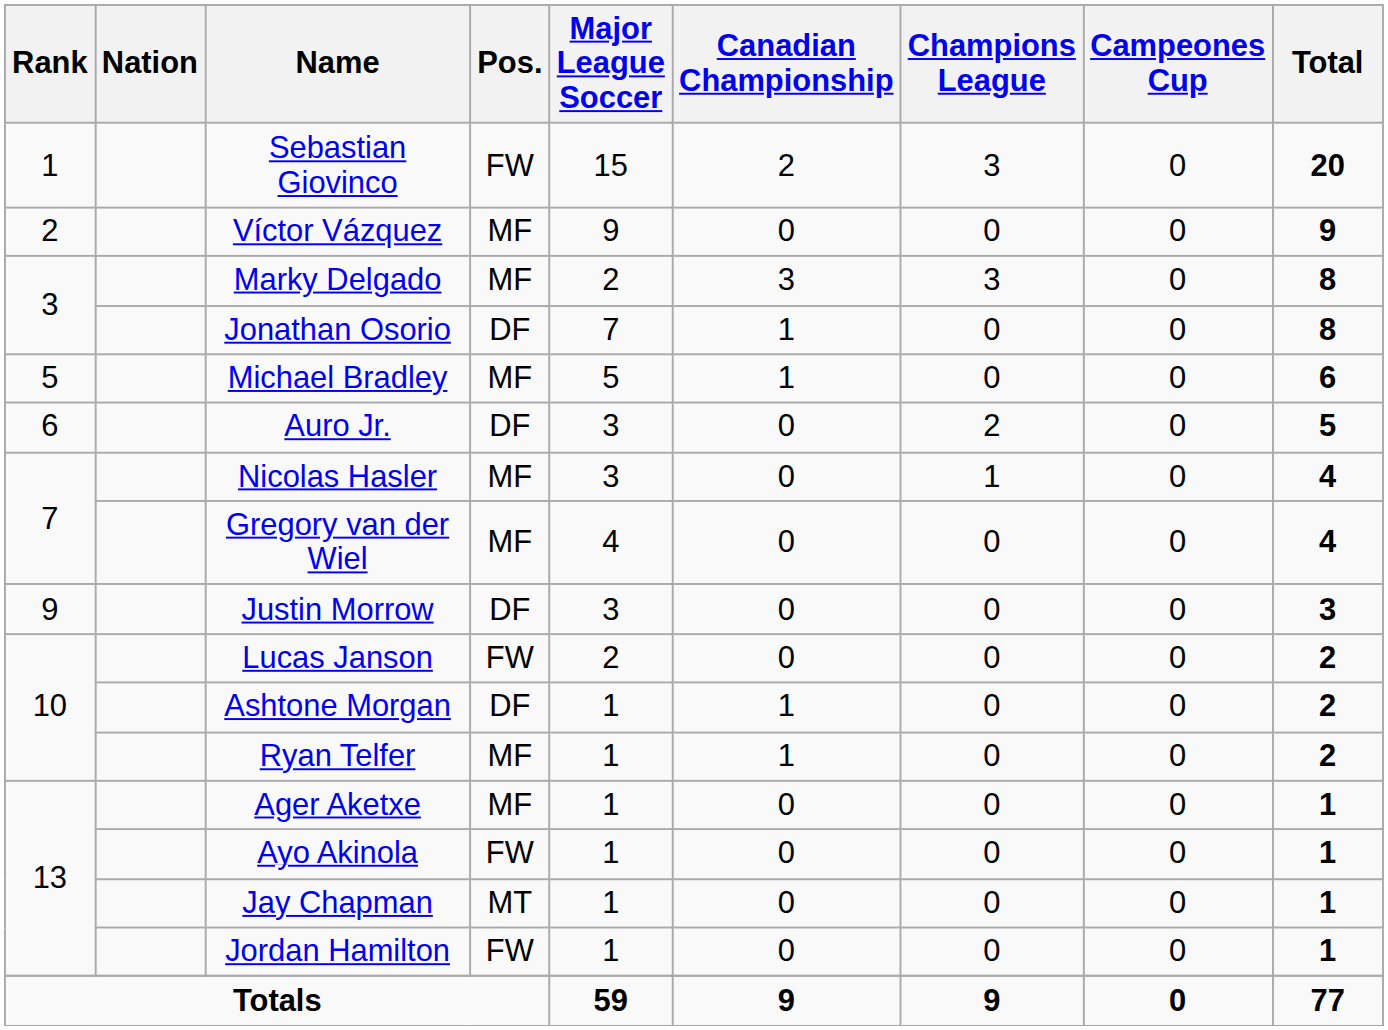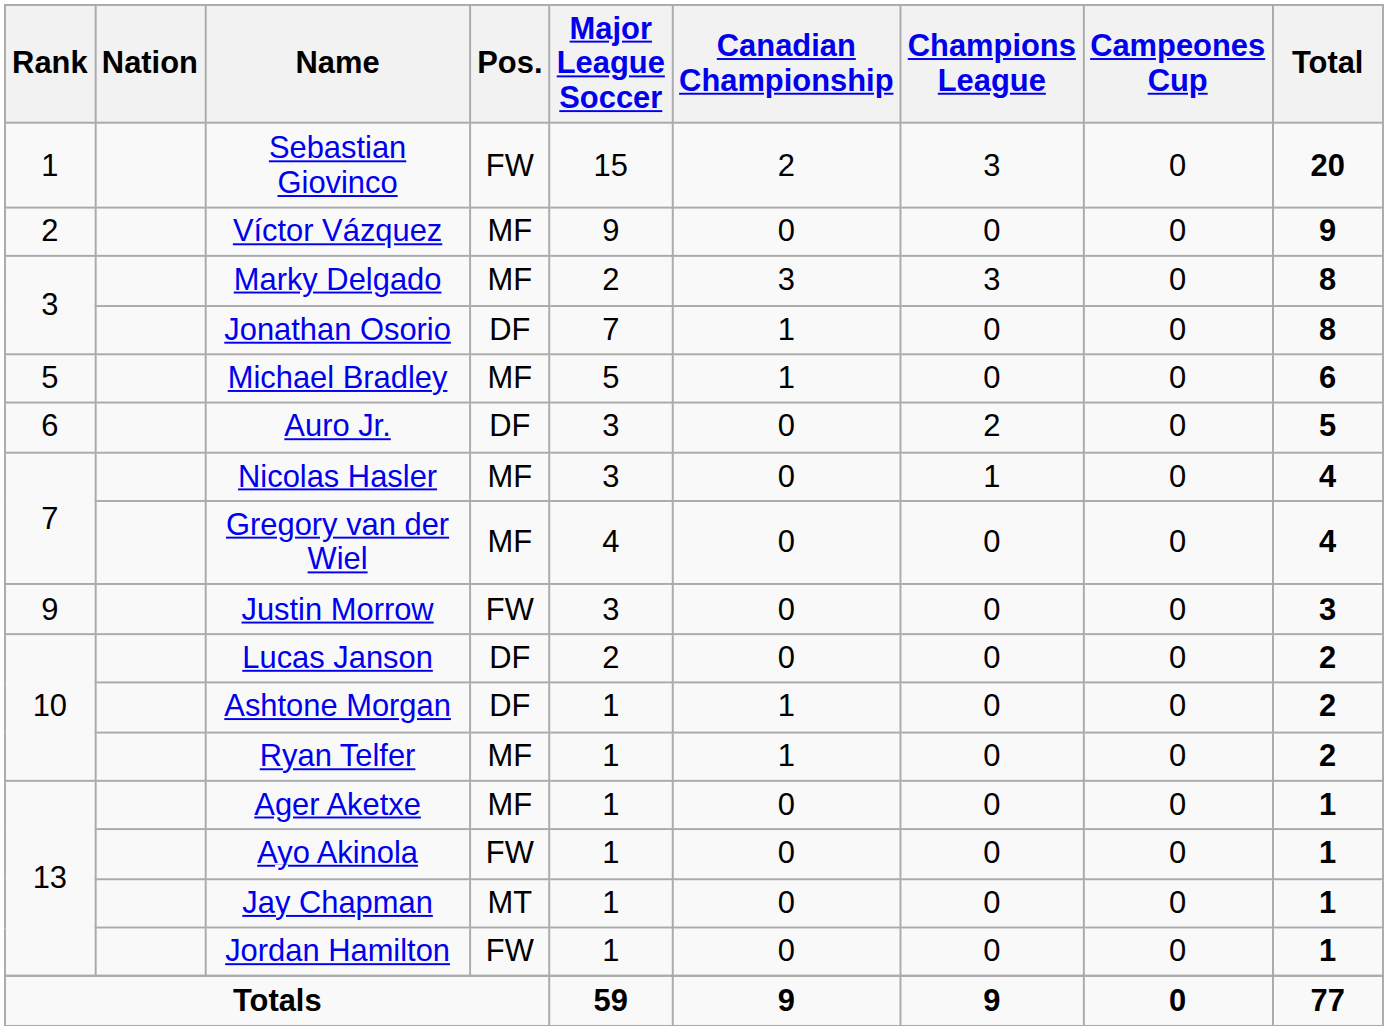(510, 608) DF -> (510, 608) FW
(510, 657) FW -> (510, 657) DF
